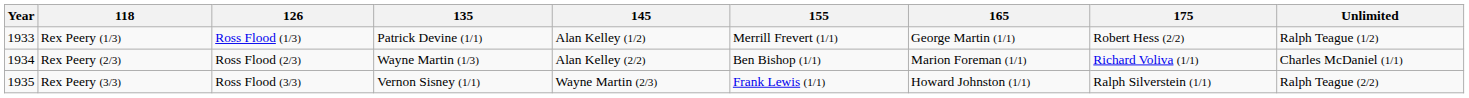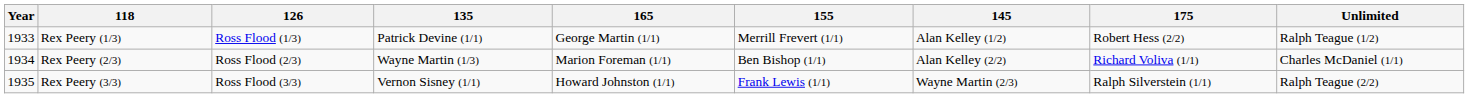columns swapped: (641, 15) <-> (999, 15)
